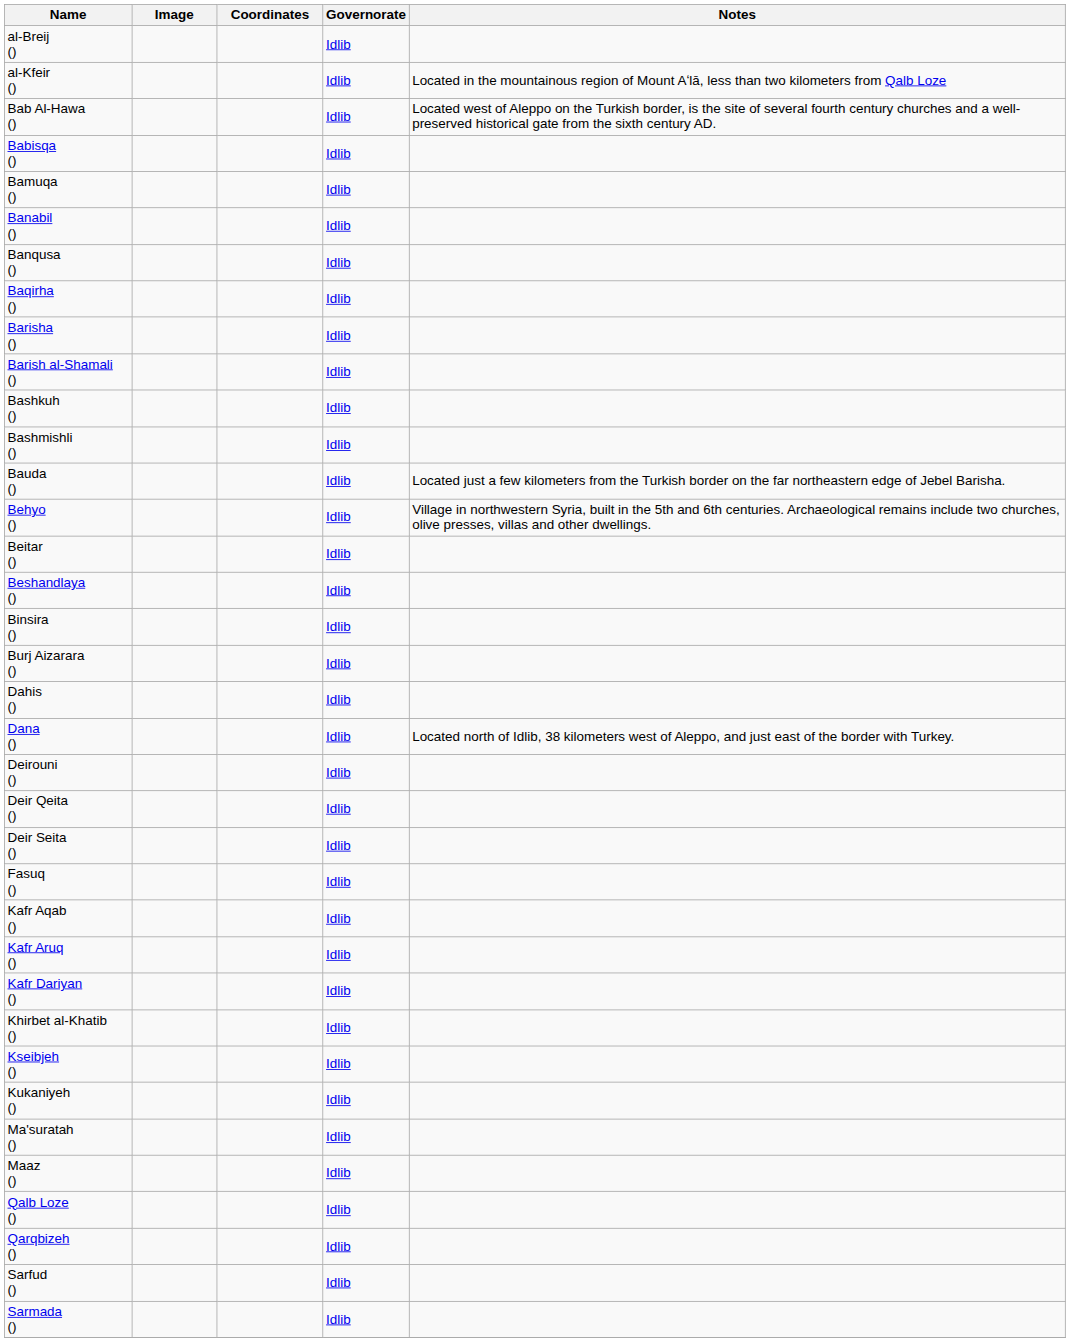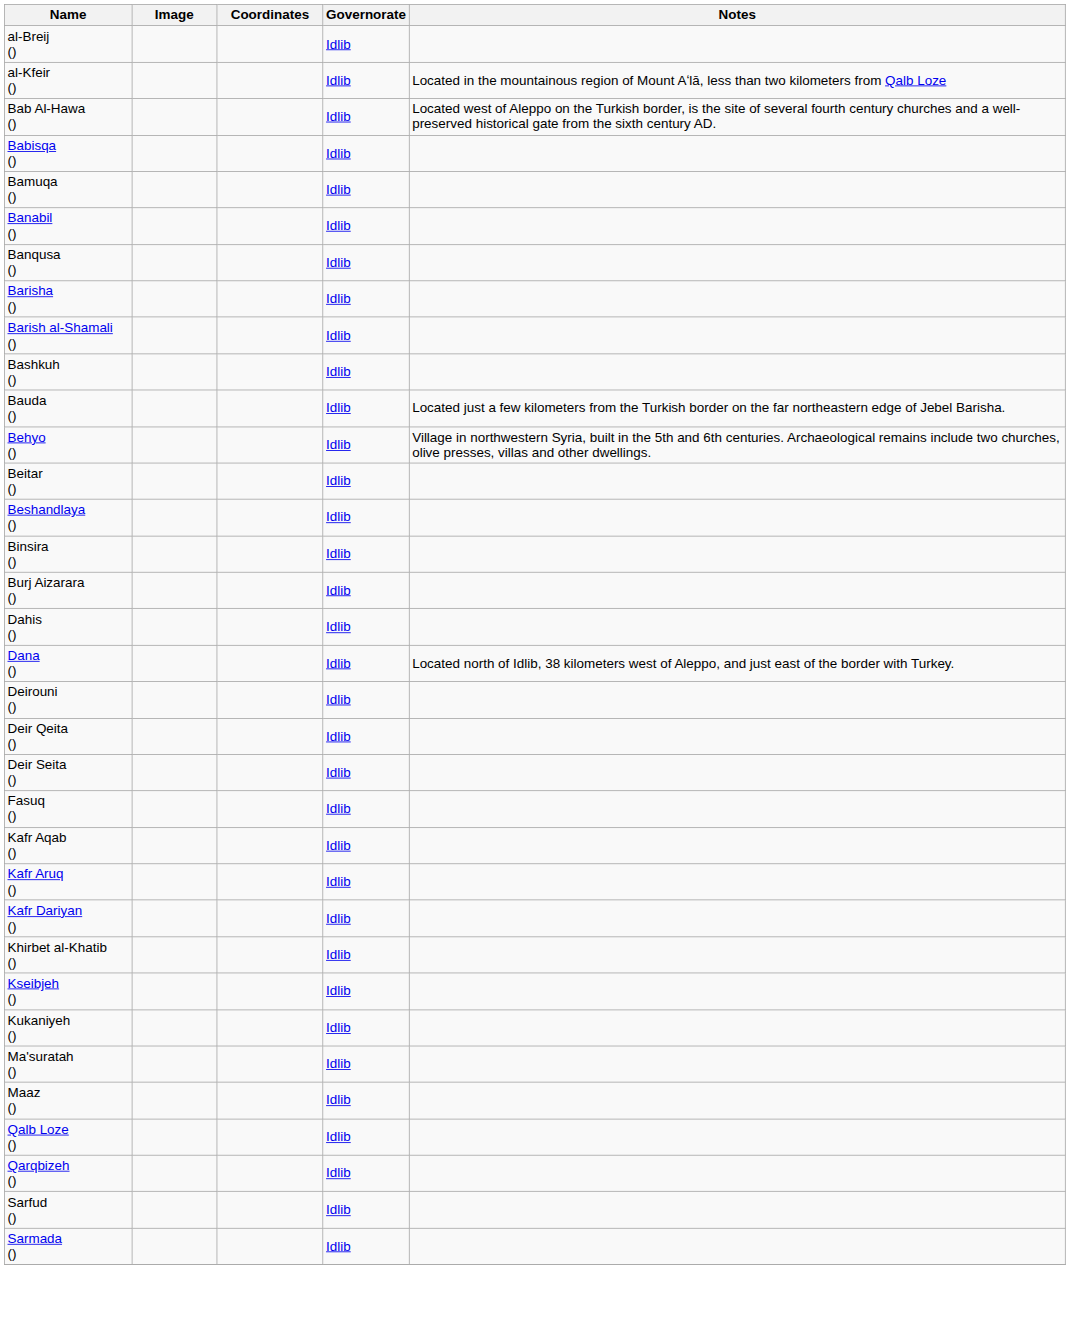- row: (31, 299)
- row: (40, 444)
